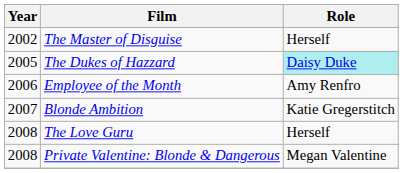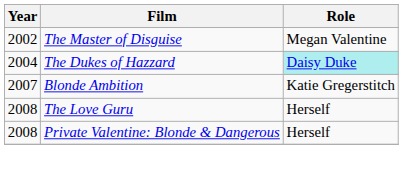(308, 39) Herself -> (337, 39) Megan Valentine
(23, 62) 2005 -> (23, 62) 2004
- row: (113, 86)
(337, 156) Megan Valentine -> (308, 132) Herself
